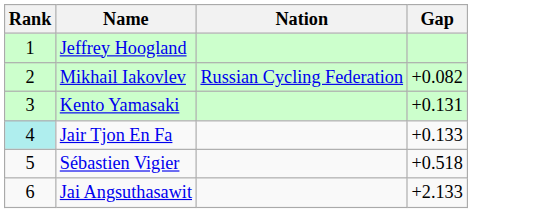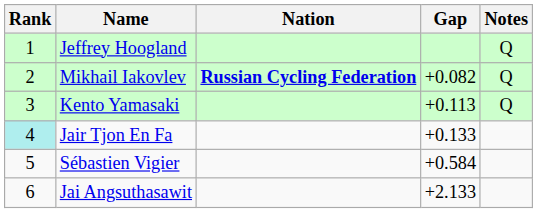+ column: (506, 18)
(302, 76) normal -> (308, 76) bold
(437, 105) +0.131 -> (450, 105) +0.113
(437, 163) +0.518 -> (450, 163) +0.584
